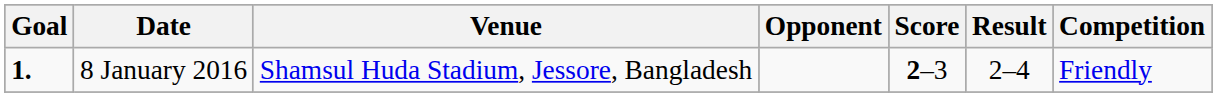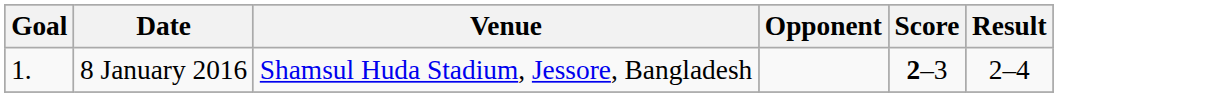- column: (1132, 26)
(21, 69) bold -> (21, 69) normal
